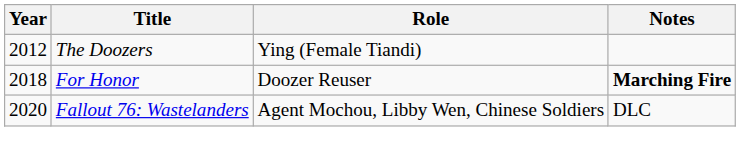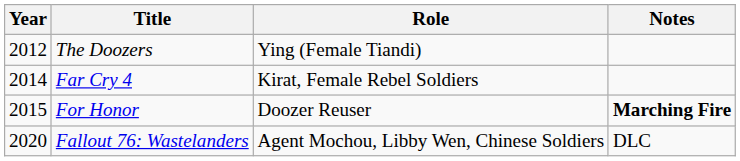+ row: (94, 79)
(28, 79) 2018 -> (28, 110) 2015
